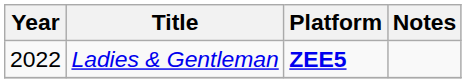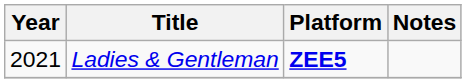(35, 58) 2022 -> (35, 58) 2021
